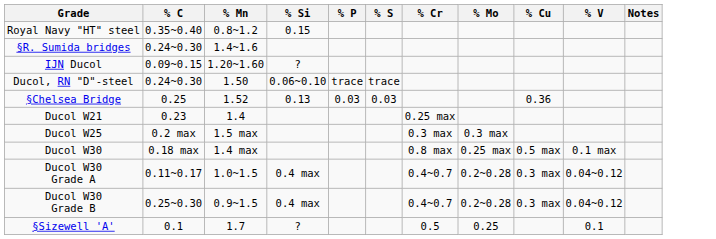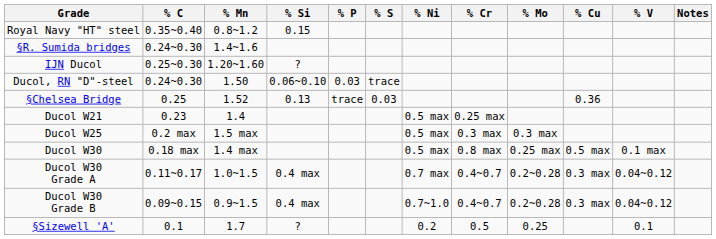+ column: (427, 13)
(174, 64) 0.09~0.15 -> (174, 64) 0.25~0.30
(347, 82) trace -> (347, 82) 0.03
(347, 99) 0.03 -> (347, 99) trace
(174, 203) 0.25~0.30 -> (174, 203) 0.09~0.15
